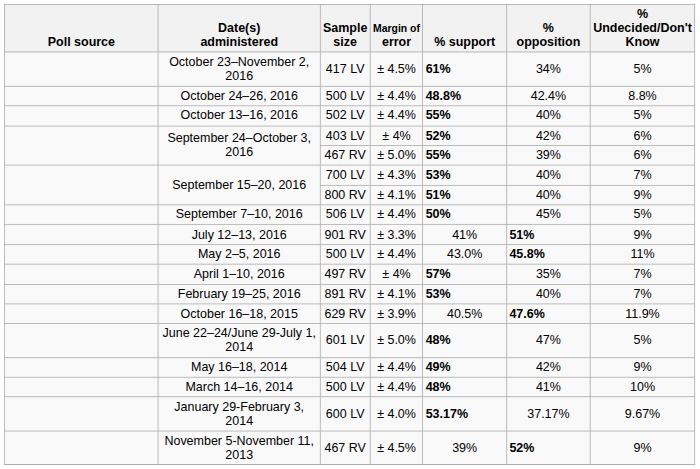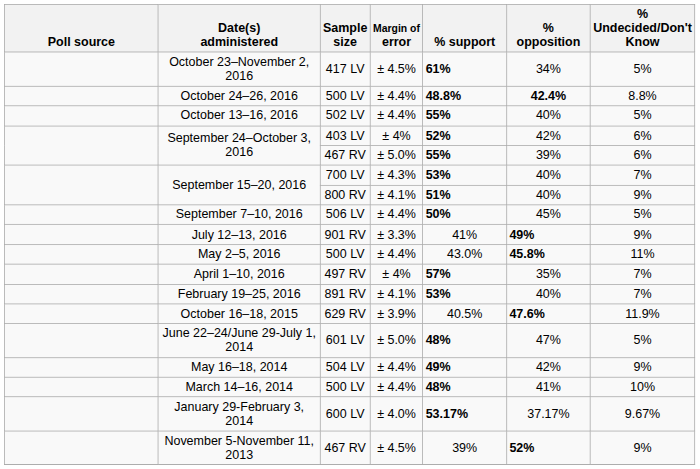(548, 96) normal -> (548, 96) bold
(522, 234) 51% -> (522, 234) 49%
